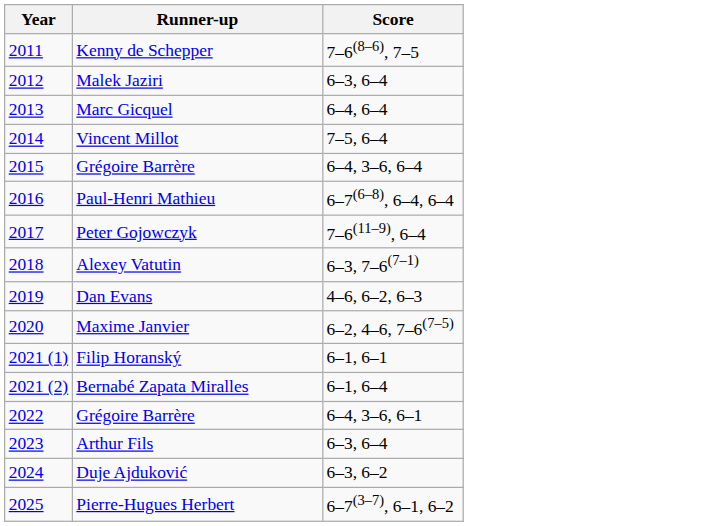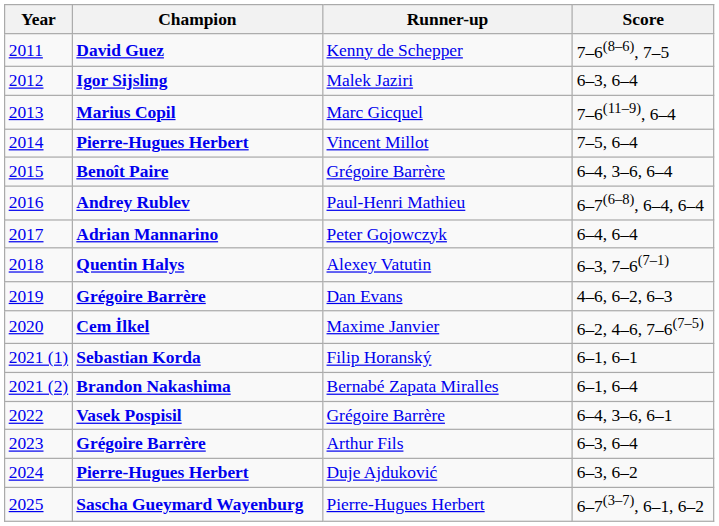+ column: (197, 19)
(357, 110) 6–4, 6–4 -> (626, 112) 7–6(11–9), 6–4
(376, 231) 7–6(11–9), 6–4 -> (607, 234) 6–4, 6–4
